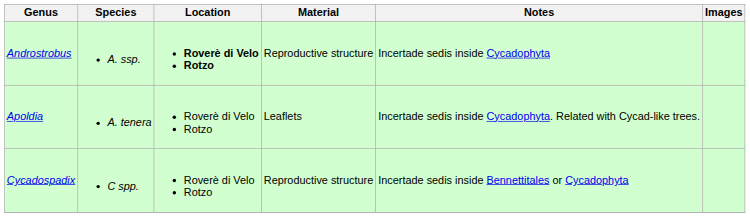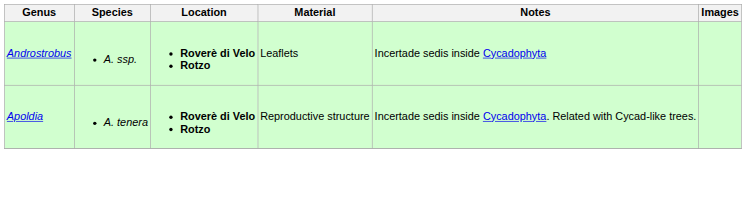(318, 53) Reproductive structure -> (279, 53) Leaflets
(208, 123) normal -> (204, 123) bold
(283, 116) Leaflets -> (315, 116) Reproductive structure
- row: (41, 180)
